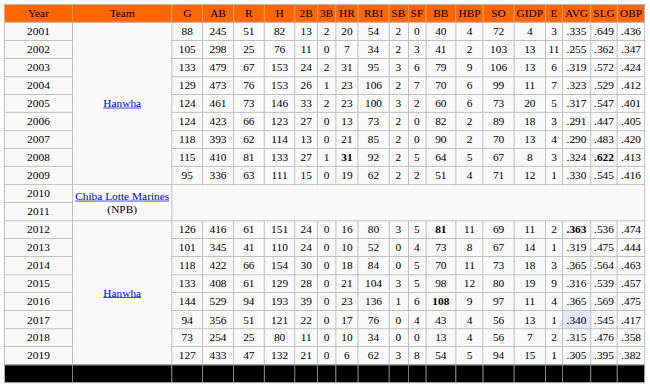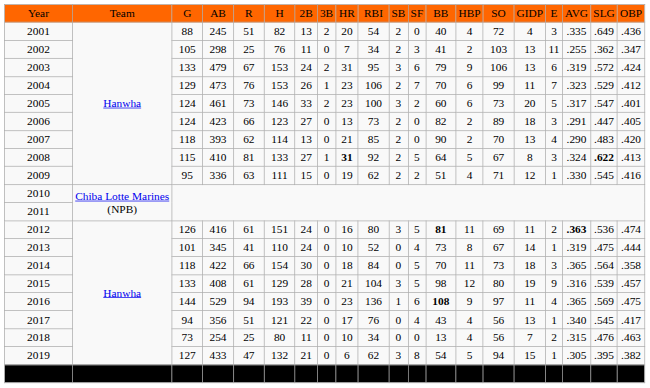(631, 265) .463 -> (631, 265) .358
(576, 319) lavender background -> (576, 319) no background
(631, 337) .358 -> (631, 337) .463
